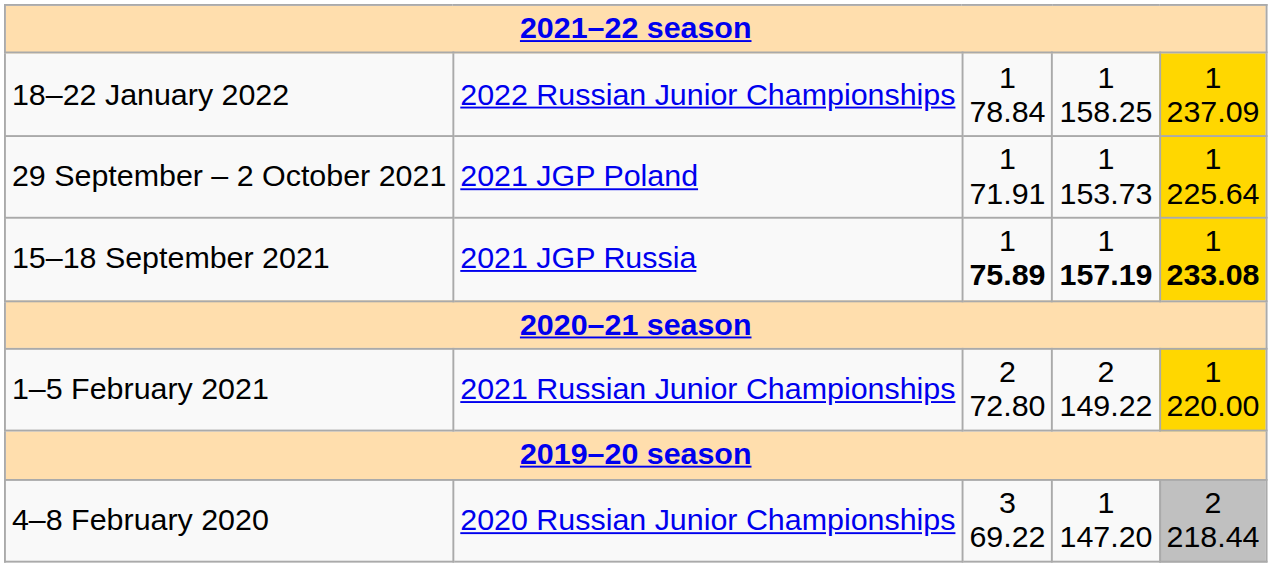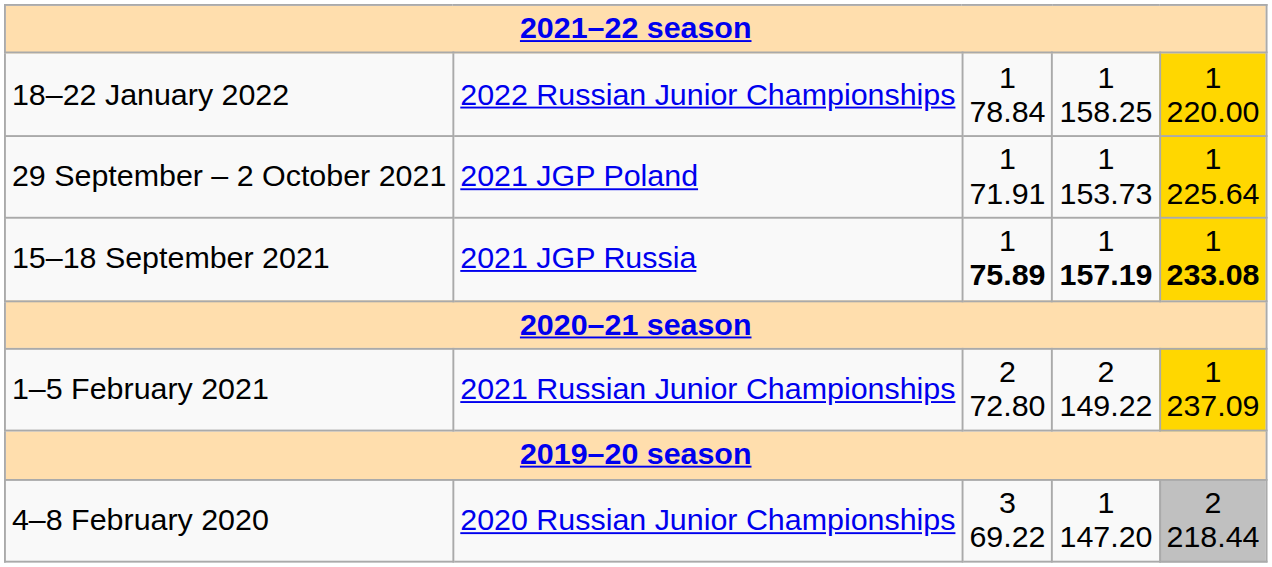(1213, 93) 1 237.09 -> (1213, 93) 1 220.00
(1213, 389) 1 220.00 -> (1213, 389) 1 237.09
